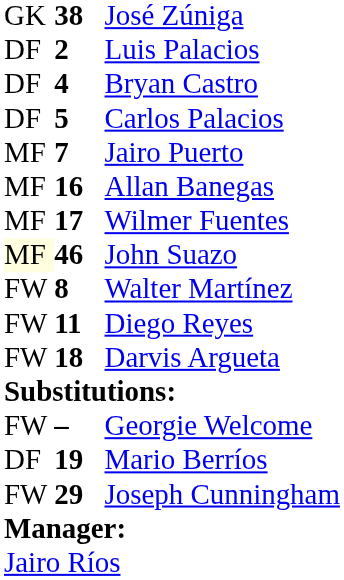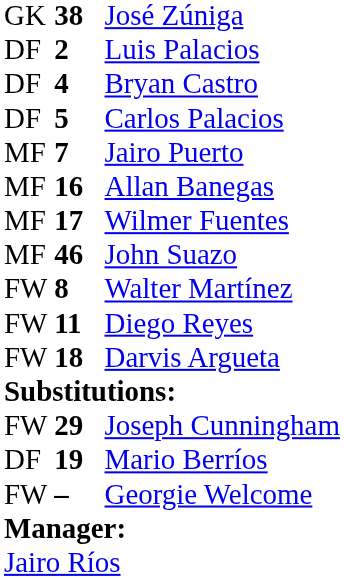(25, 254) lightyellow background -> (25, 254) no background
rows swapped: (208, 425) <-> (222, 493)
